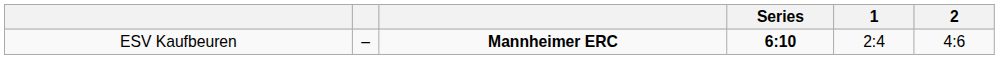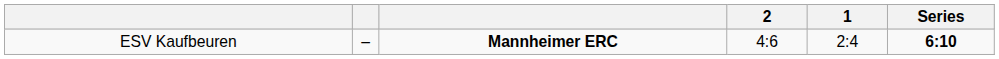columns swapped: (780, 16) <-> (954, 16)
